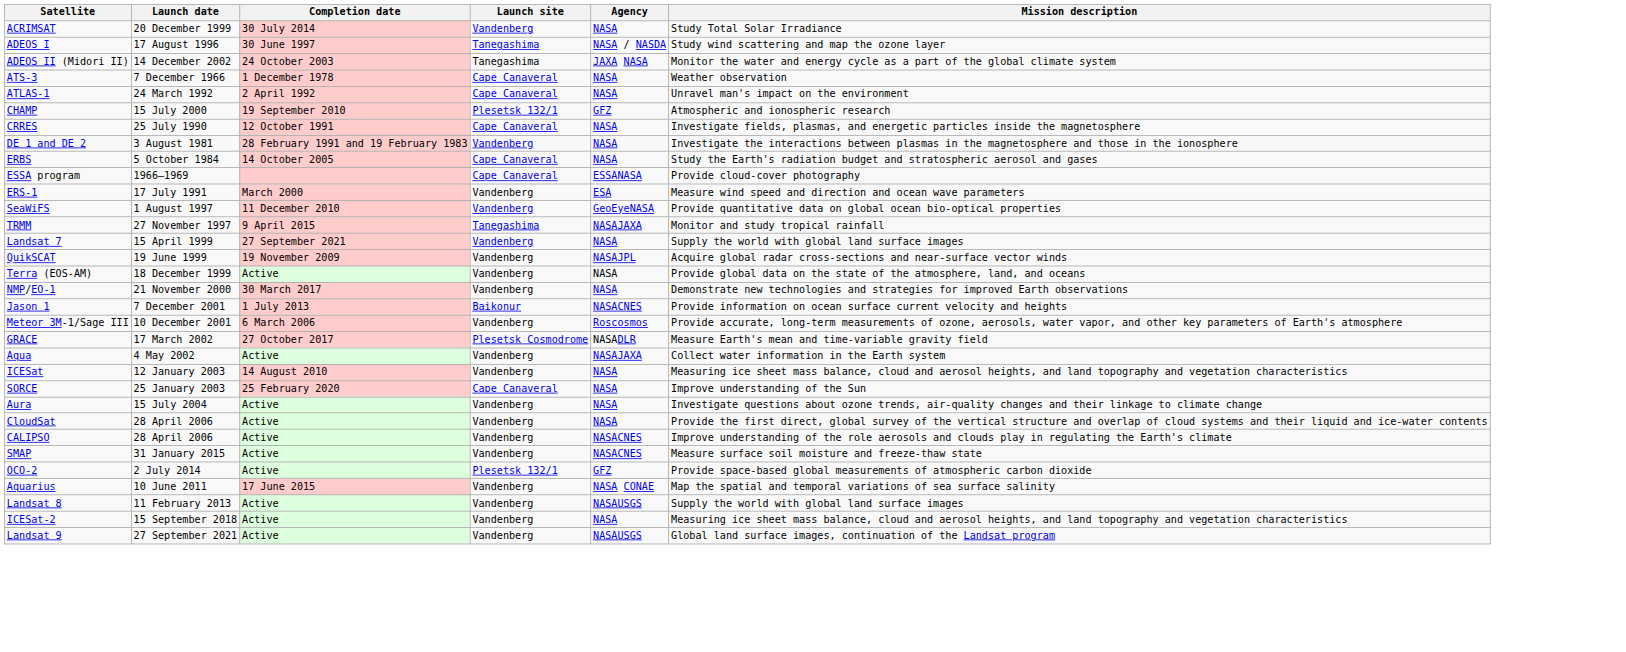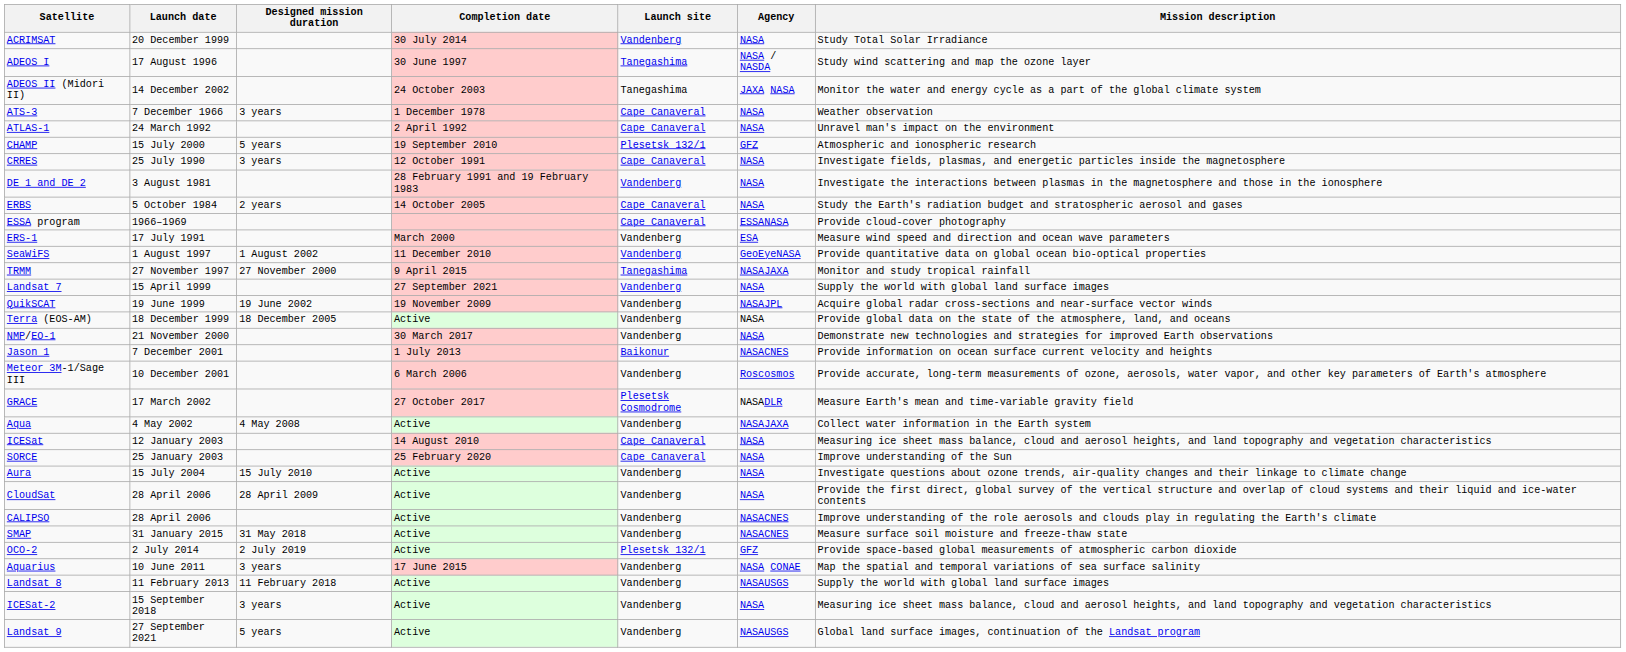+ column: (314, 19)
(503, 373) Vandenberg -> (663, 441) Cape Canaveral
